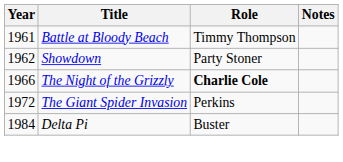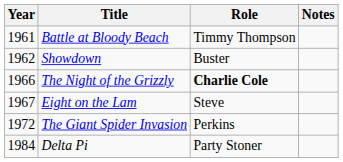(228, 59) Party Stoner -> (211, 59) Buster
+ row: (89, 102)
(211, 124) Buster -> (228, 146) Party Stoner
